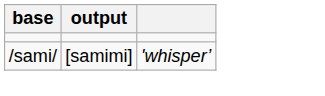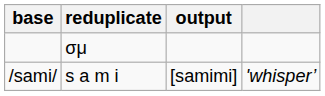+ column: (114, 18)
